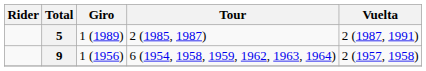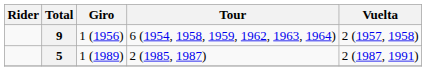rows swapped: (59, 55) <-> (59, 35)
